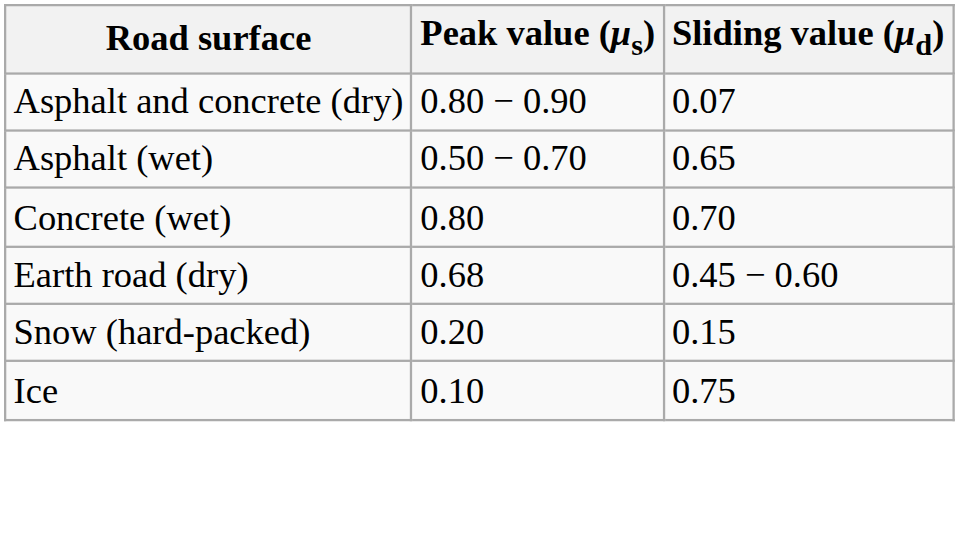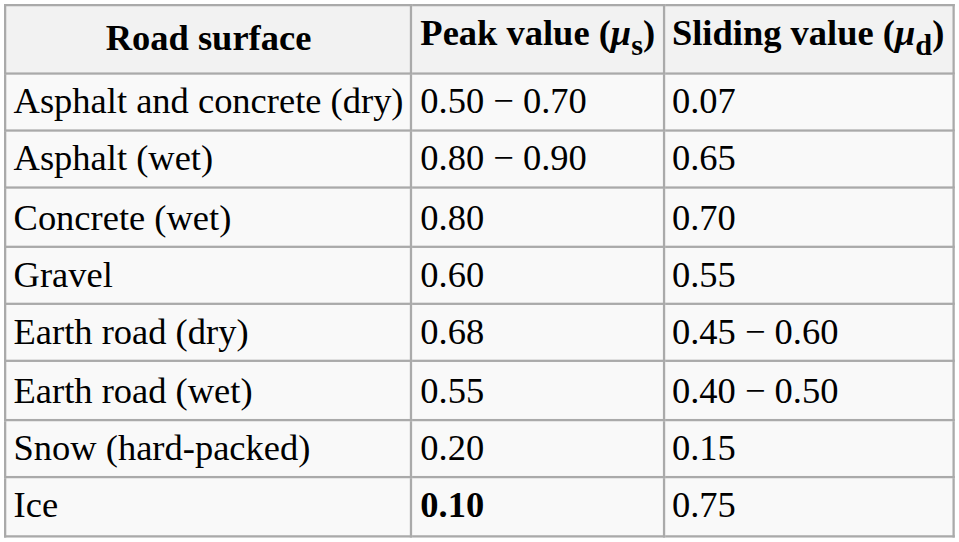(504, 100) 0.80 − 0.90 -> (504, 100) 0.50 − 0.70
(504, 158) 0.50 − 0.70 -> (504, 158) 0.80 − 0.90
+ row: (63, 274)
+ row: (133, 390)
(452, 390) normal -> (452, 505) bold
